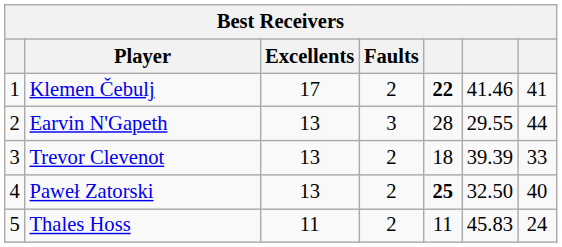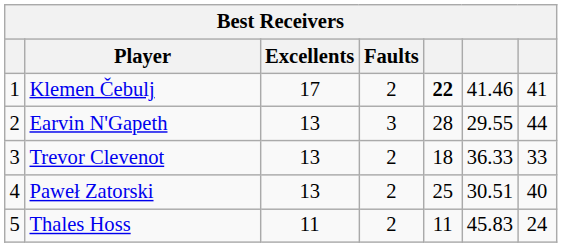(490, 157) 39.39 -> (490, 157) 36.33
(443, 191) bold -> (443, 191) normal
(490, 191) 32.50 -> (490, 191) 30.51
